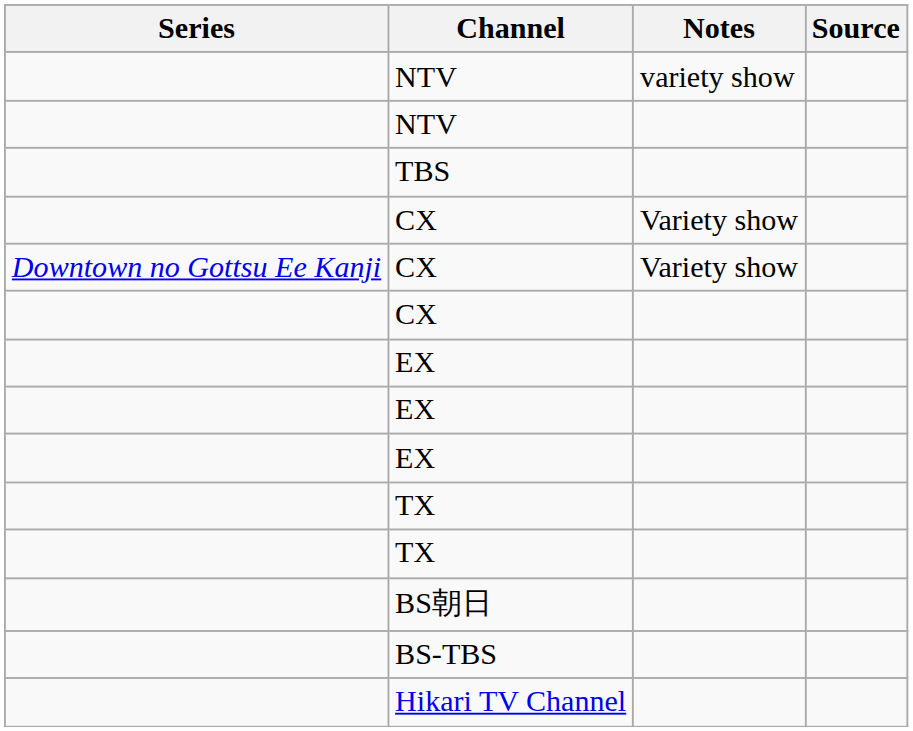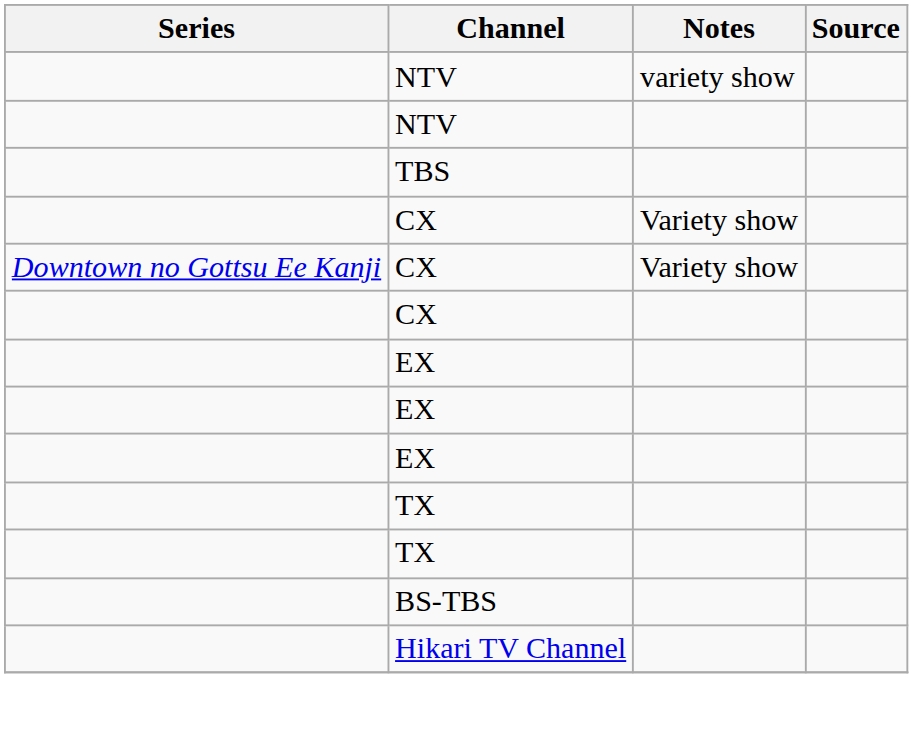- row: (444, 602)
